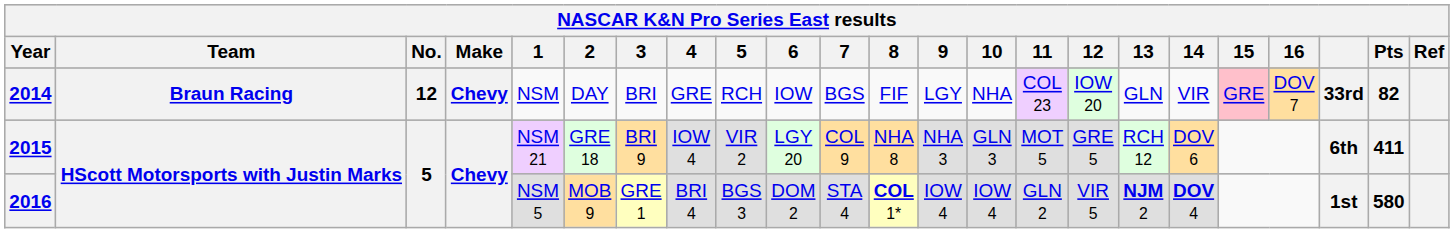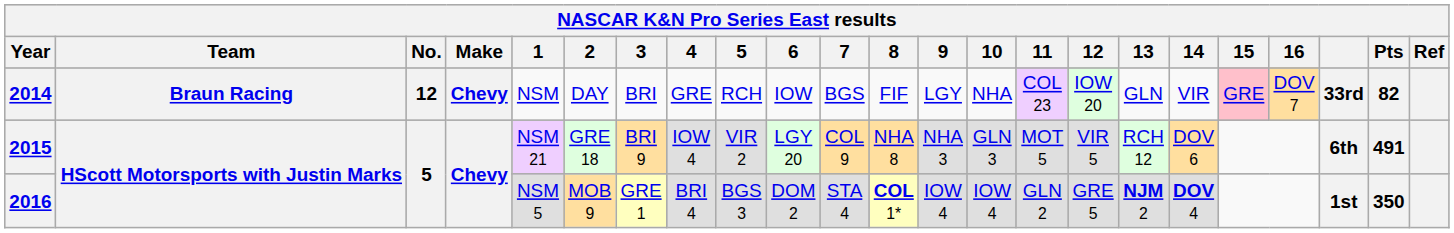(1093, 147) GRE 5 -> (1093, 147) VIR 5
(1389, 147) 411 -> (1389, 147) 491
(1093, 200) VIR 5 -> (1093, 200) GRE 5
(1389, 201) 580 -> (1389, 201) 350
